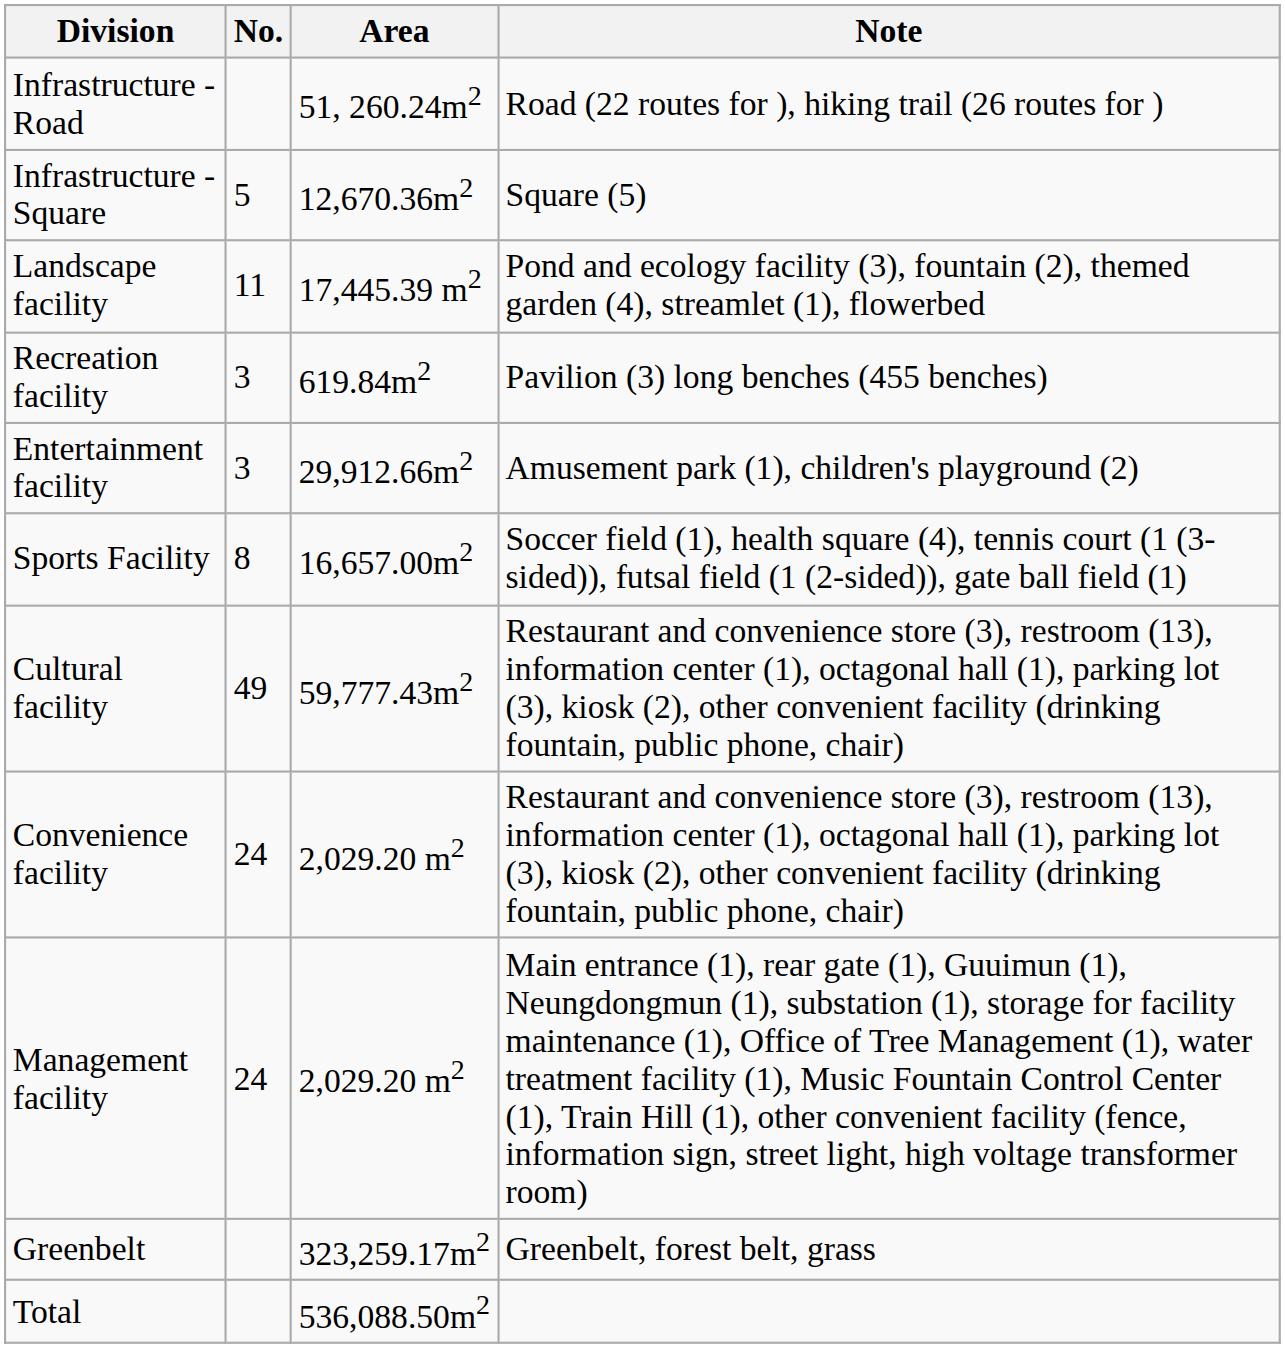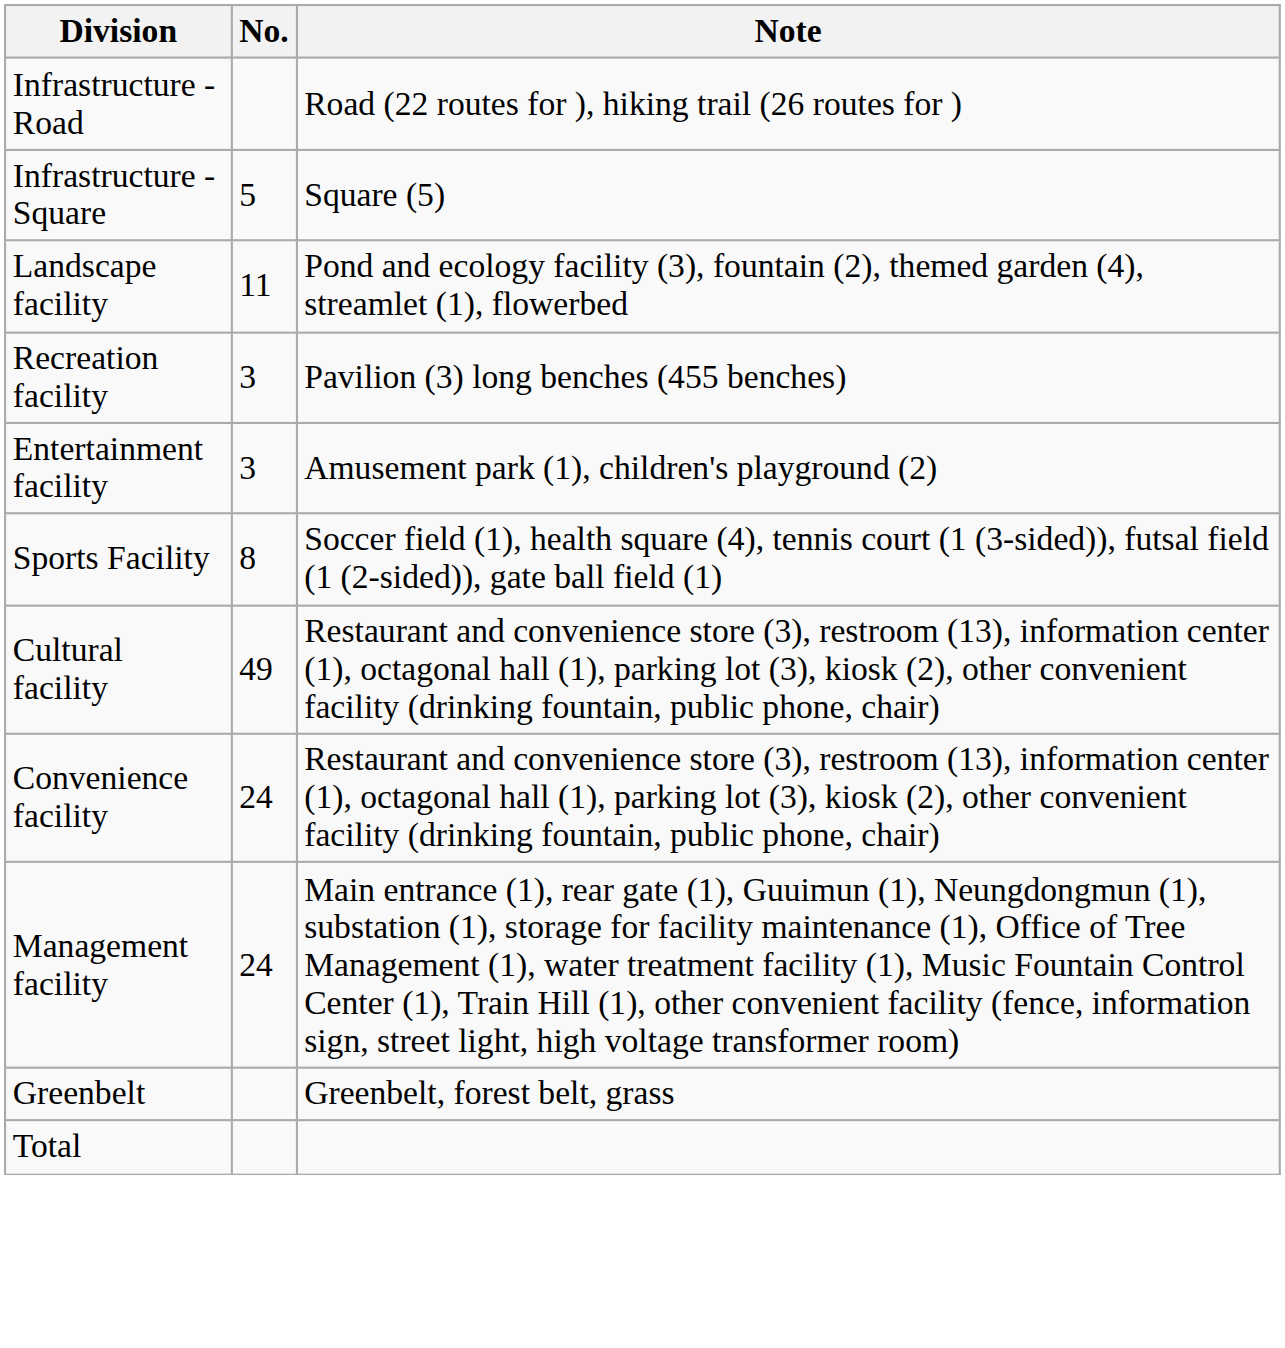- column: (394, 31)
